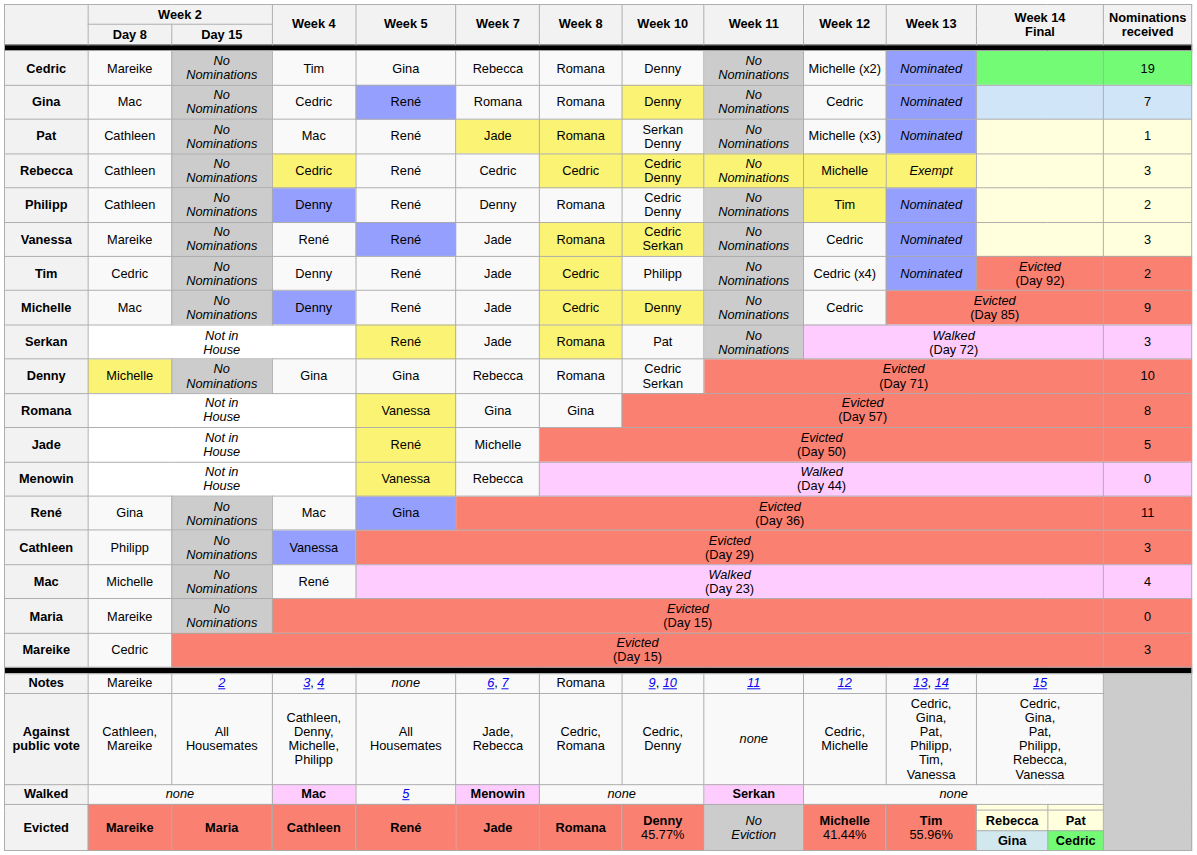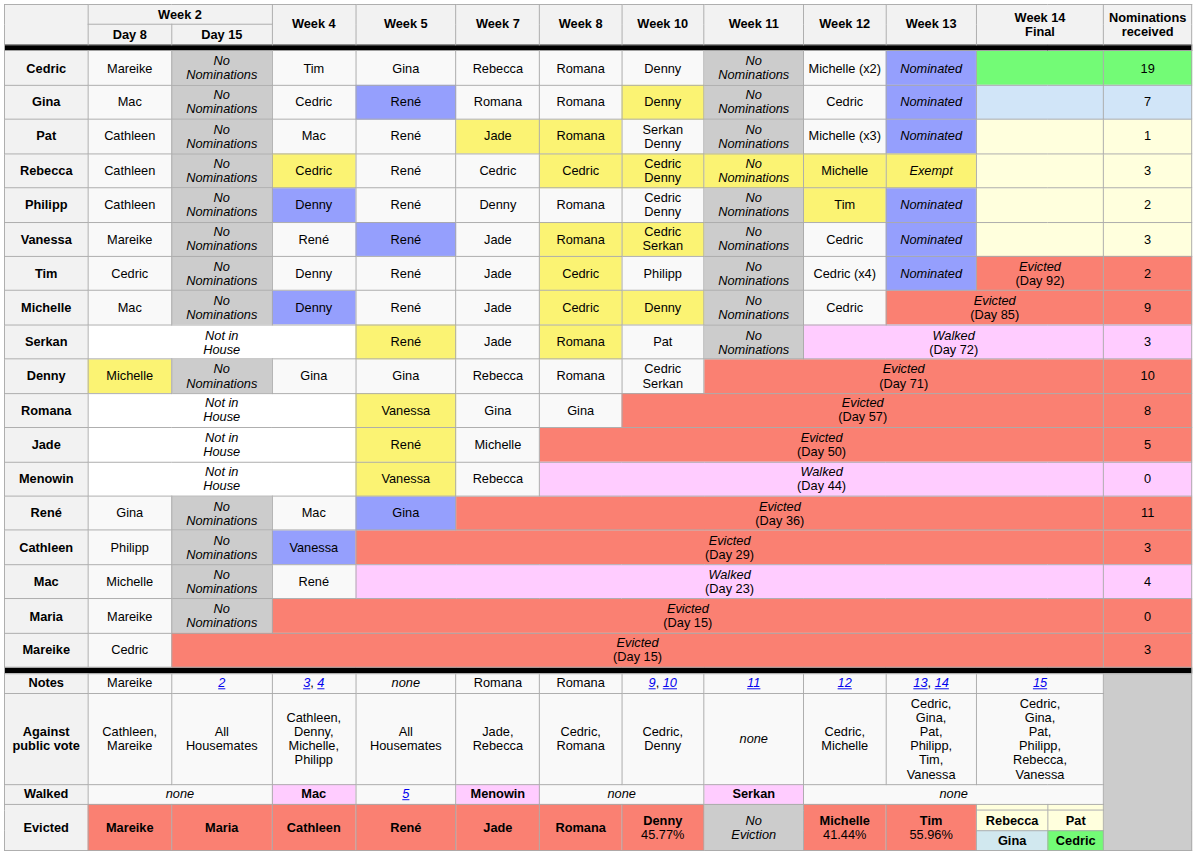(498, 683) 6, 7 -> (498, 683) Romana
